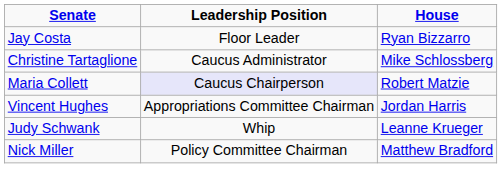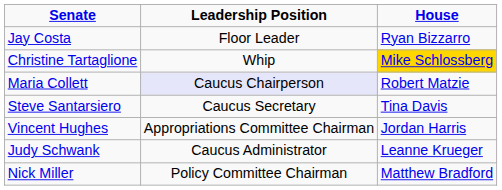(259, 60) Caucus Administrator -> (259, 60) Whip
(437, 60) no background -> (437, 60) gold background
+ row: (64, 106)
(259, 128) Whip -> (259, 151) Caucus Administrator
